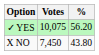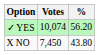(53, 27) 10,075 -> (53, 27) 10,074
